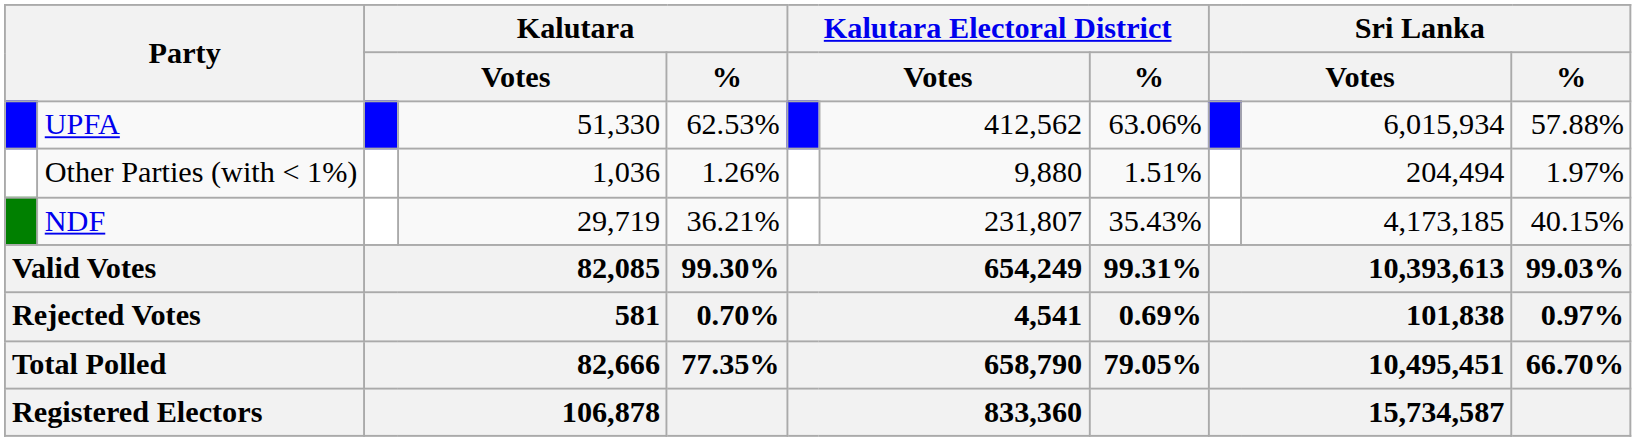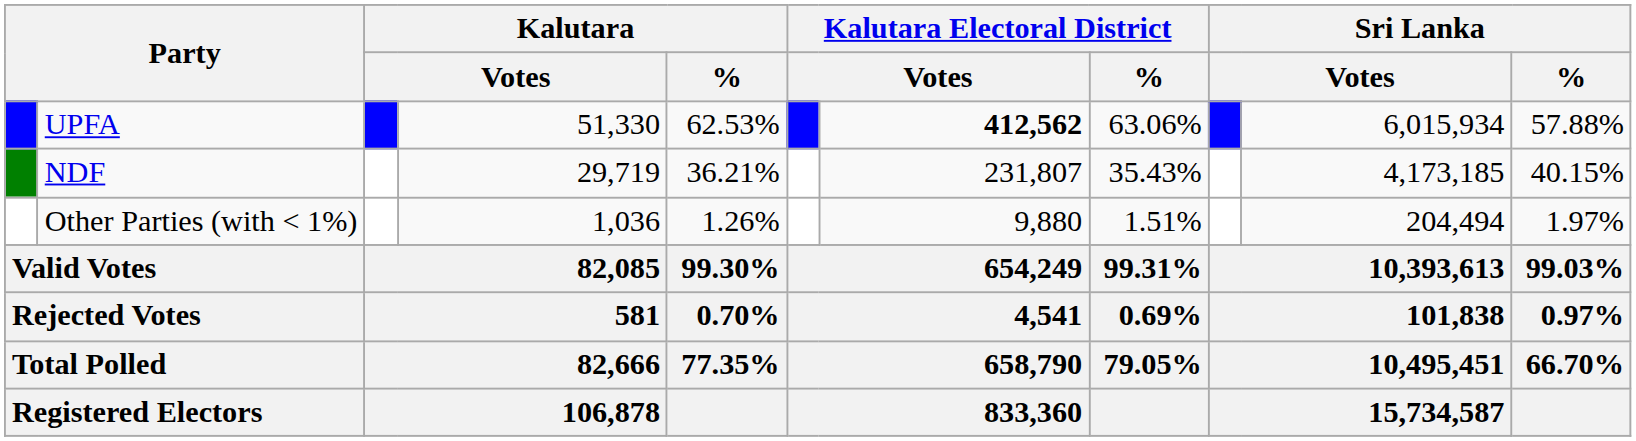(1033, 124) normal -> (1033, 124) bold
rows swapped: (75, 220) <-> (201, 172)
